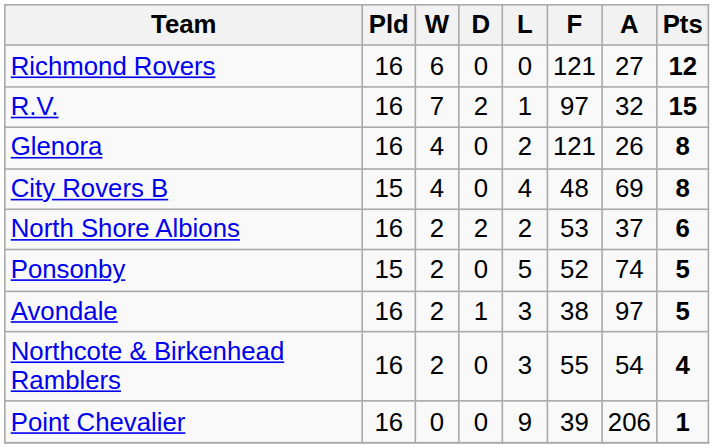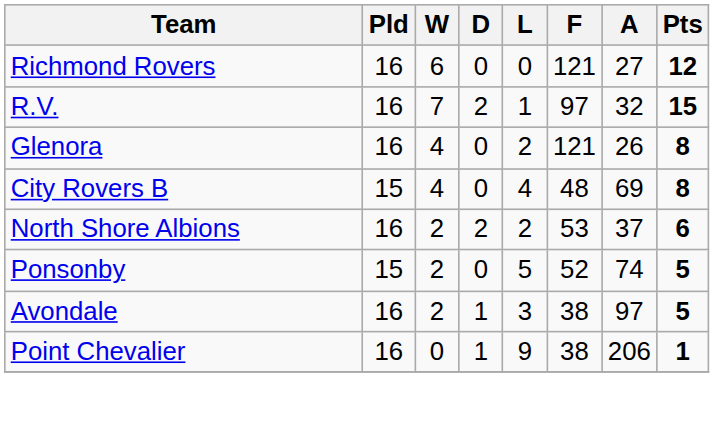- row: (147, 366)
(481, 421) 0 -> (481, 351) 1
(574, 421) 39 -> (574, 351) 38
